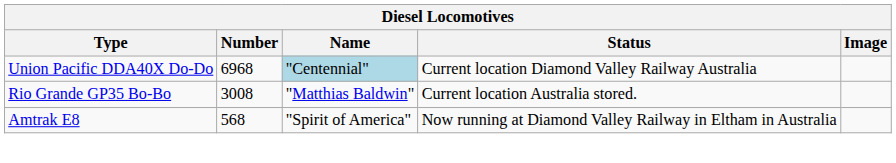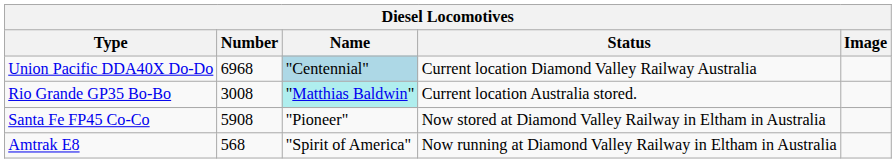(350, 94) no background -> (350, 94) paleturquoise background
+ row: (79, 119)
